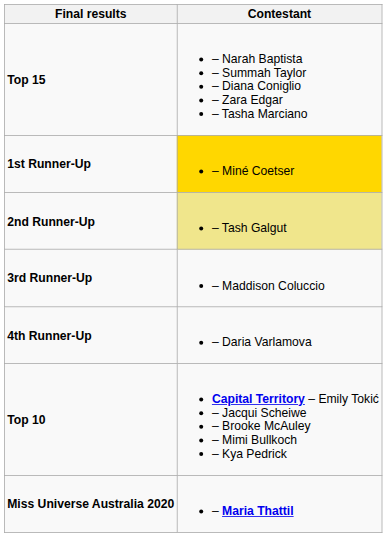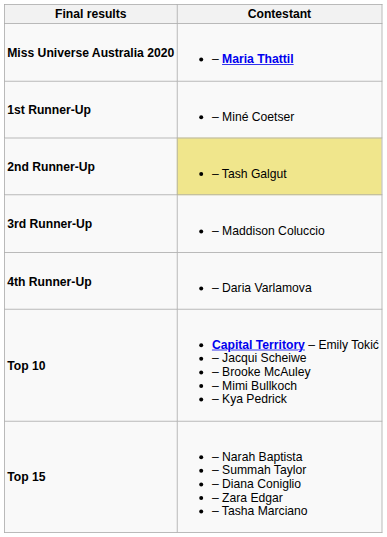rows swapped: (91, 504) <-> (26, 80)
(279, 171) gold background -> (279, 116) no background
